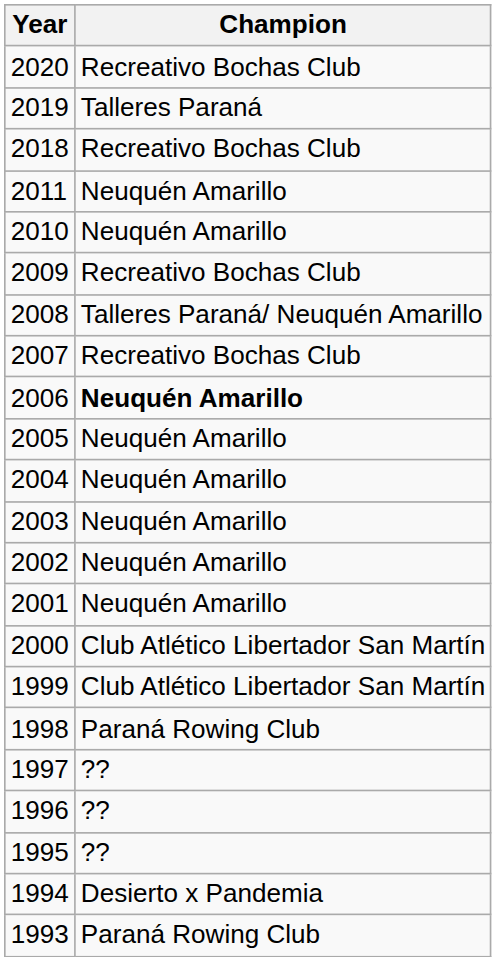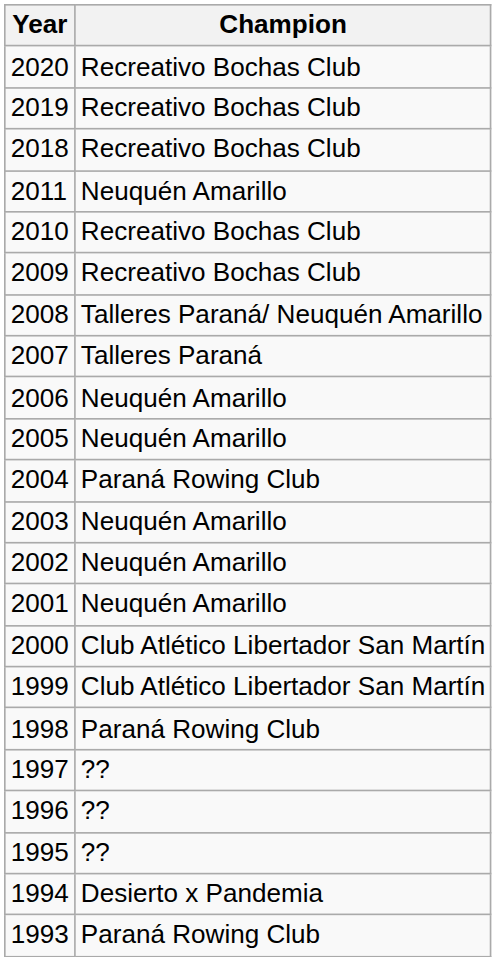(171, 107) Talleres Paraná -> (221, 107) Recreativo Bochas Club
(184, 231) Neuquén Amarillo -> (221, 231) Recreativo Bochas Club
(221, 356) Recreativo Bochas Club -> (171, 356) Talleres Paraná
(192, 397) bold -> (184, 397) normal
(184, 480) Neuquén Amarillo -> (200, 480) Paraná Rowing Club
